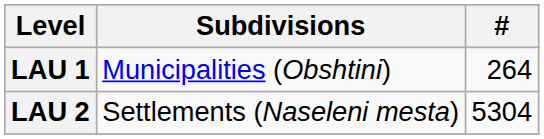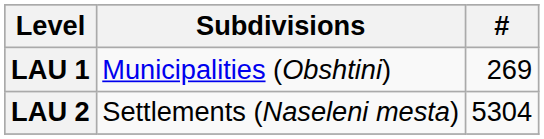(509, 69) 264 -> (509, 69) 269
